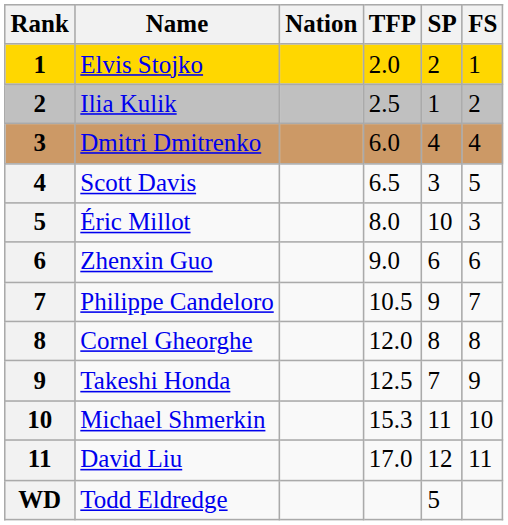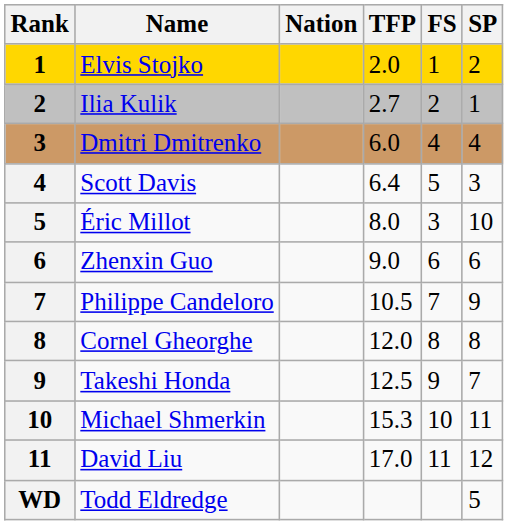columns swapped: (442, 24) <-> (483, 24)
(384, 103) 2.5 -> (384, 103) 2.7
(384, 182) 6.5 -> (384, 182) 6.4
